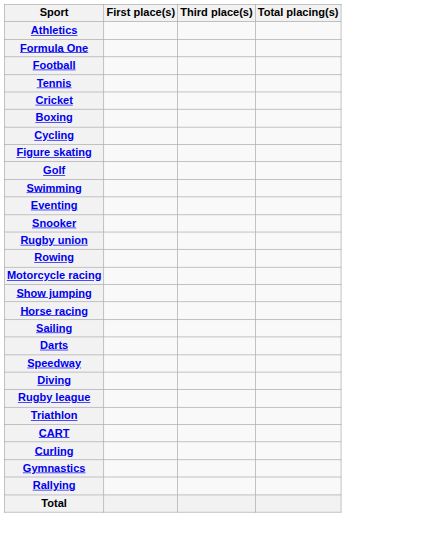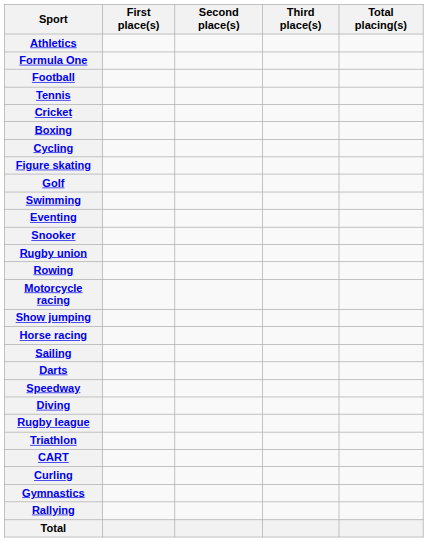+ column: (219, 19)
